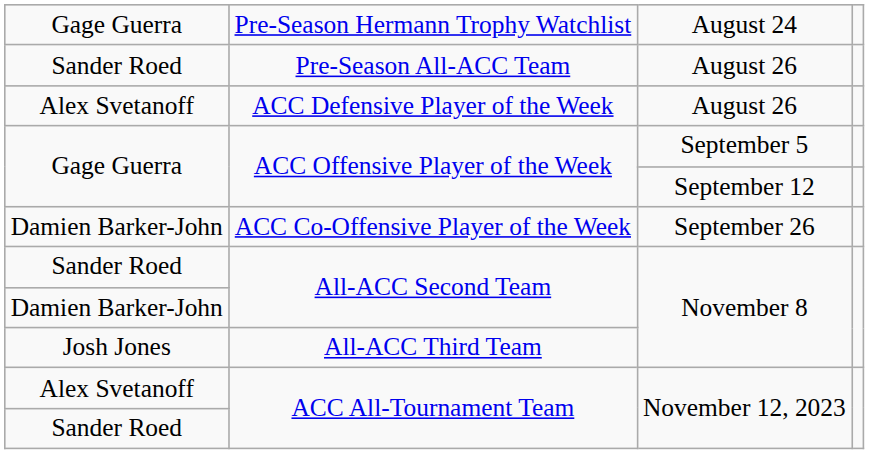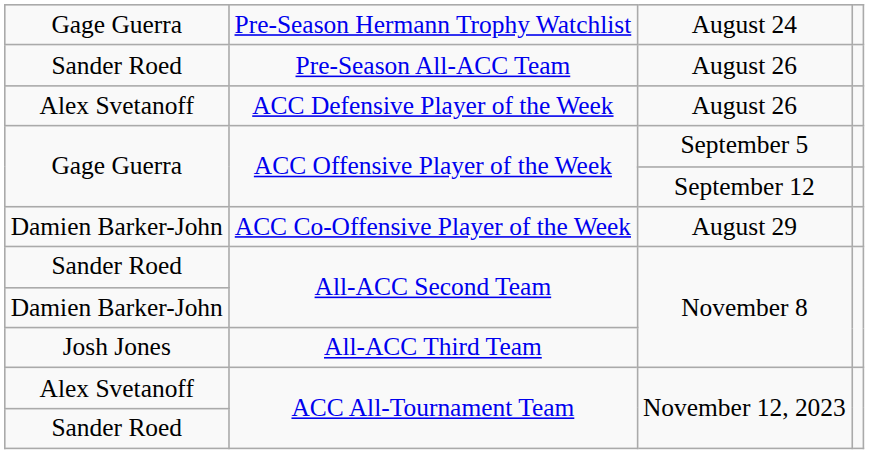(744, 226) September 26 -> (744, 226) August 29
